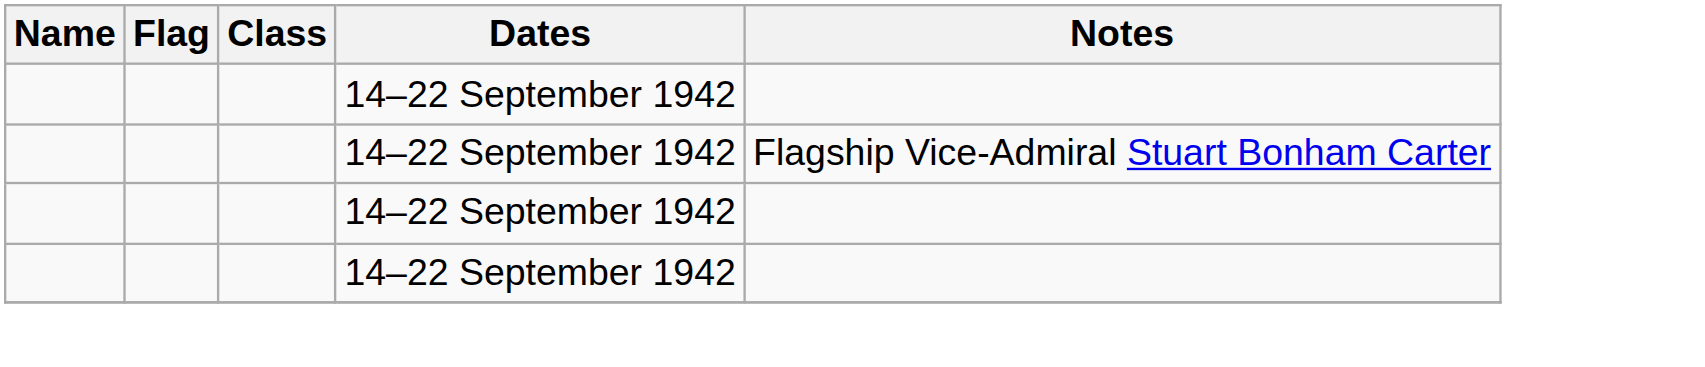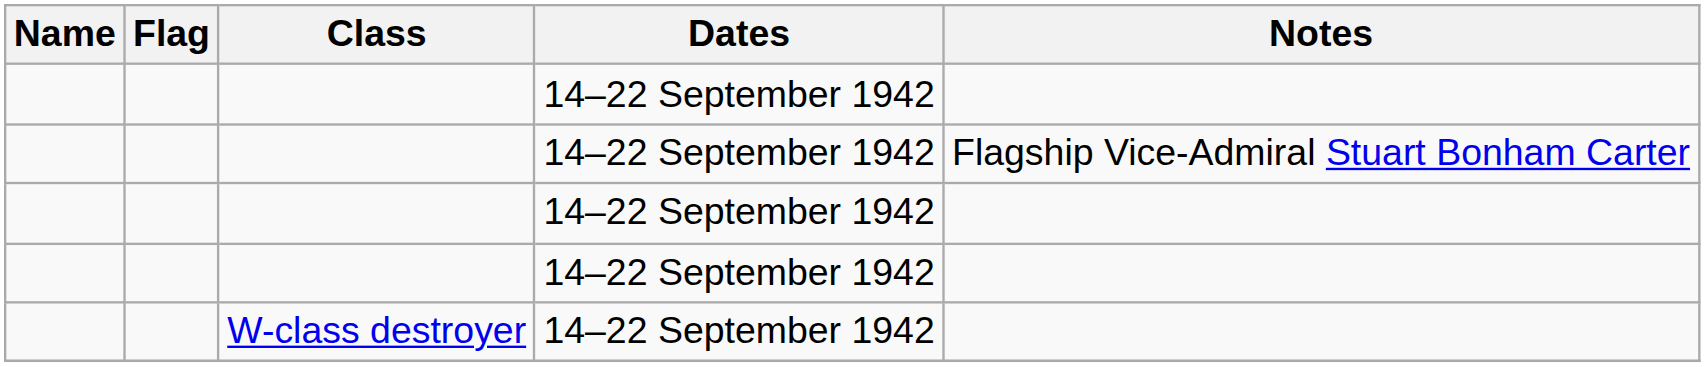+ row: (65, 332)
